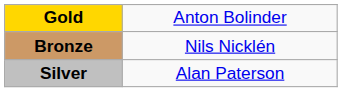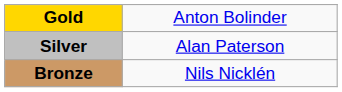rows swapped: (64, 73) <-> (64, 45)
